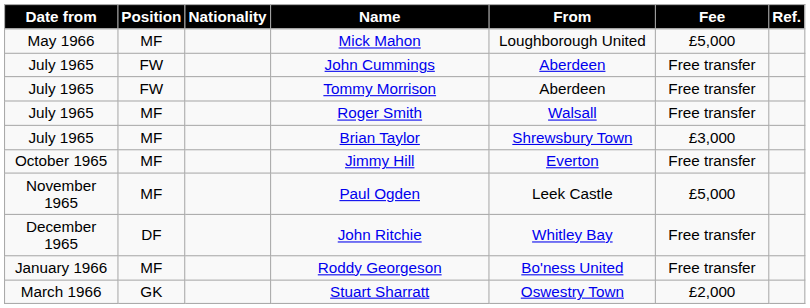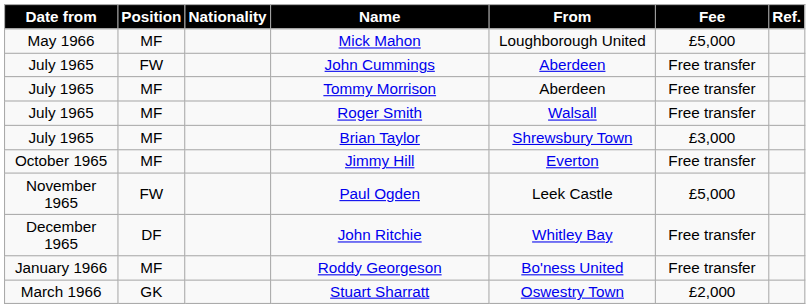(151, 89) FW -> (151, 89) MF
(151, 194) MF -> (151, 194) FW
